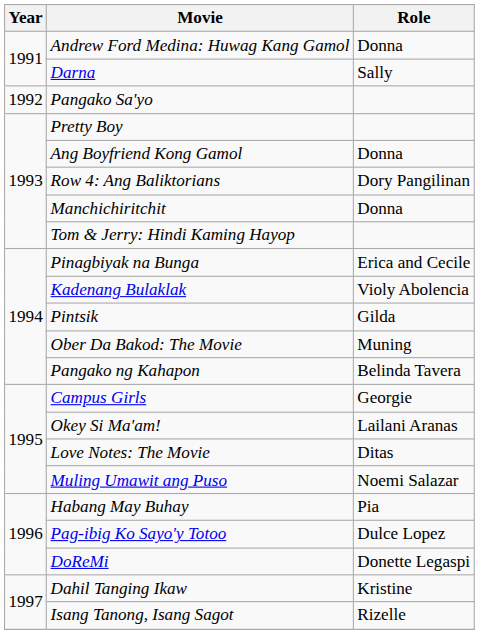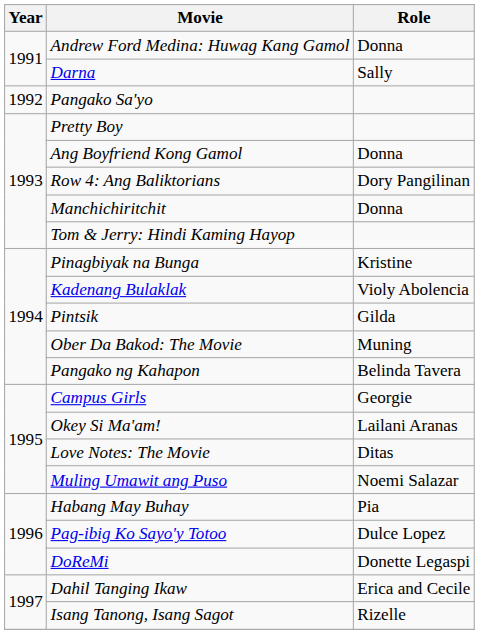(414, 262) Erica and Cecile -> (385, 262) Kristine
(385, 588) Kristine -> (414, 588) Erica and Cecile
